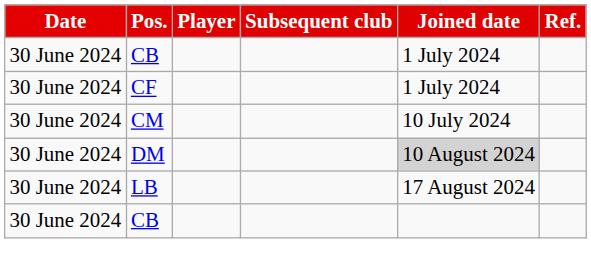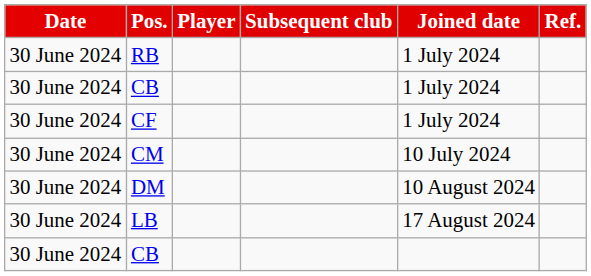+ row: (65, 54)
(469, 154) lightgrey background -> (469, 187) no background
